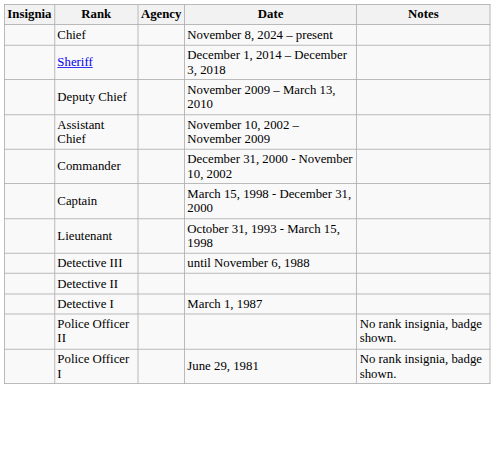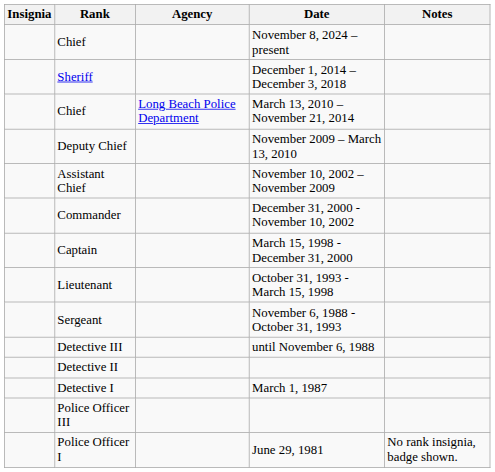+ row: (72, 111)
+ row: (80, 319)
+ row: (93, 415)
- row: (93, 331)
